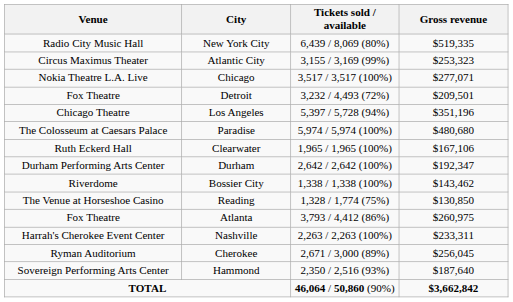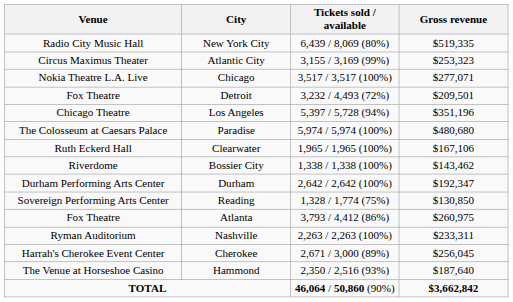rows swapped: (236, 183) <-> (236, 165)
(93, 200) The Venue at Horseshoe Casino -> (93, 200) Sovereign Performing Arts Center
(93, 235) Harrah's Cherokee Event Center -> (93, 235) Ryman Auditorium
(93, 253) Ryman Auditorium -> (93, 253) Harrah's Cherokee Event Center
(93, 270) Sovereign Performing Arts Center -> (93, 270) The Venue at Horseshoe Casino
